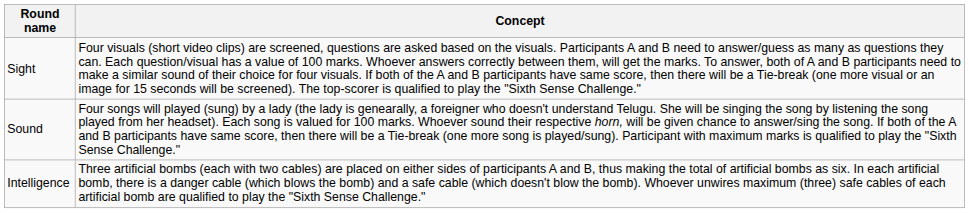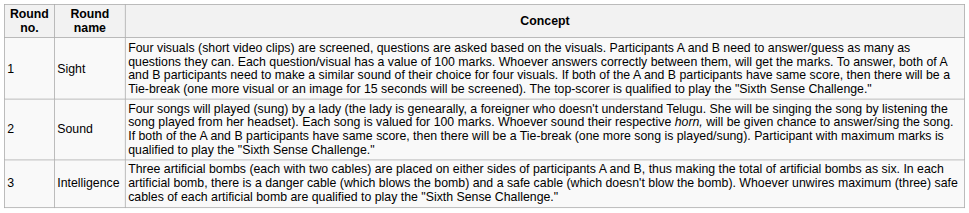+ column: (29, 21)
